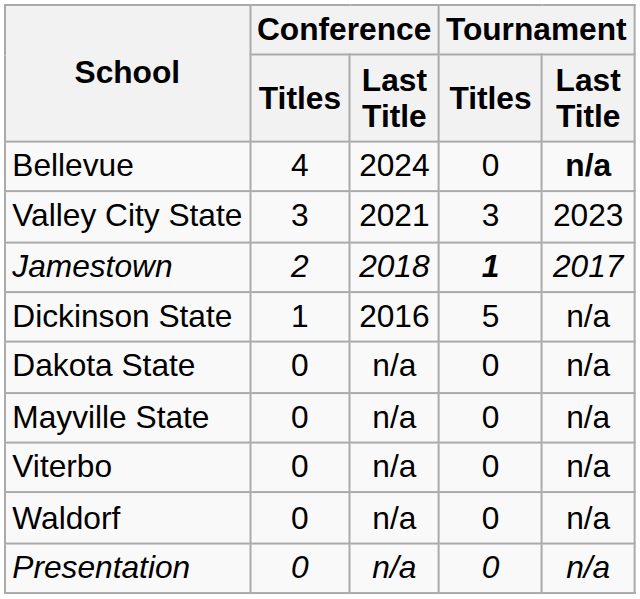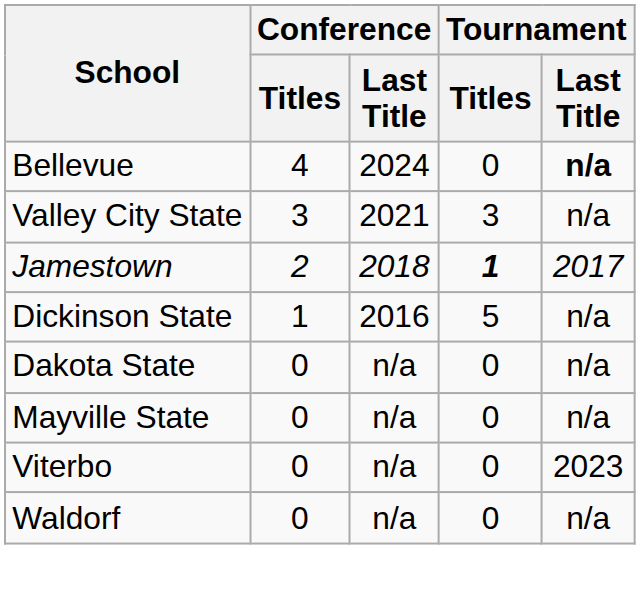(588, 215) 2023 -> (588, 215) n/a
(588, 467) n/a -> (588, 467) 2023
- row: (101, 567)
